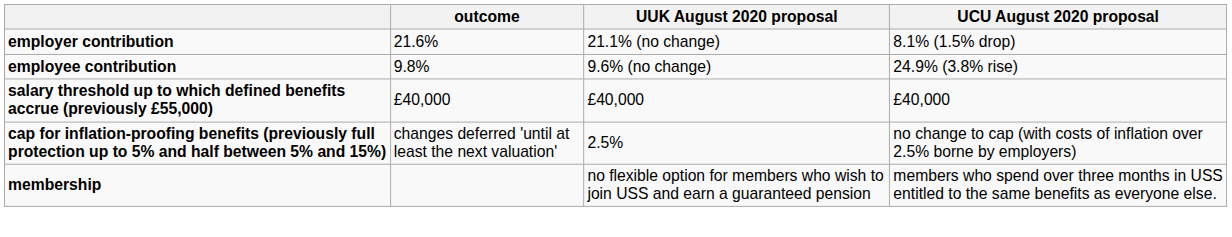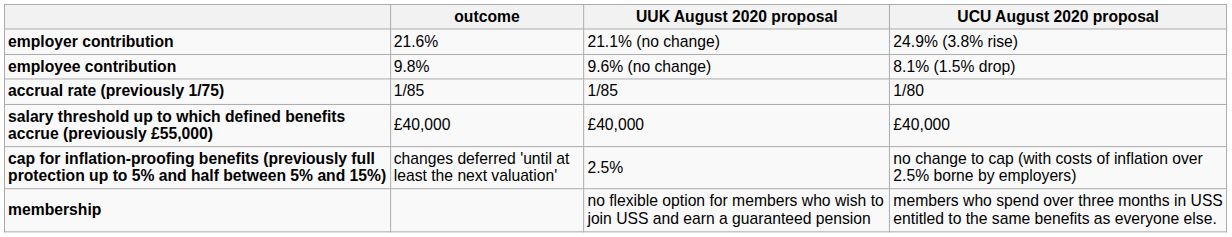(954, 41) 8.1% (1.5% drop) -> (956, 41) 24.9% (3.8% rise)
(956, 66) 24.9% (3.8% rise) -> (954, 66) 8.1% (1.5% drop)
+ row: (116, 91)
